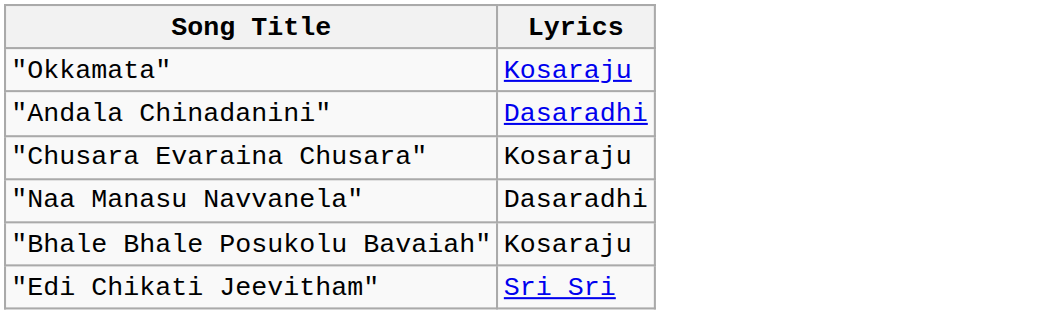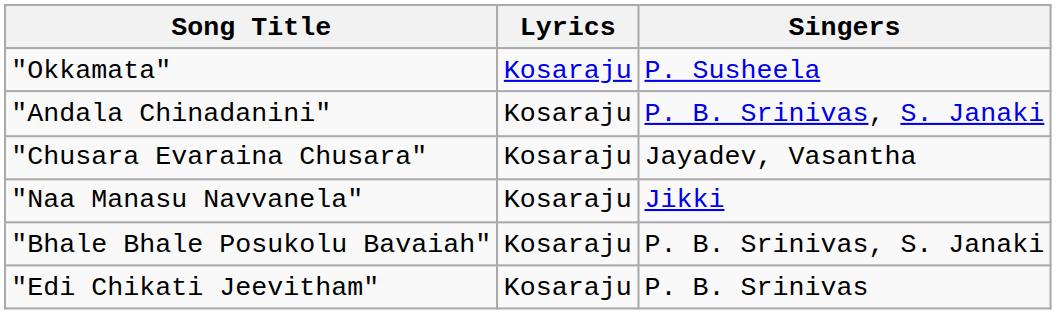+ column: (844, 27)
(576, 114) Dasaradhi -> (568, 114) Kosaraju
(576, 200) Dasaradhi -> (568, 200) Kosaraju
(560, 287) Sri Sri -> (568, 287) Kosaraju
